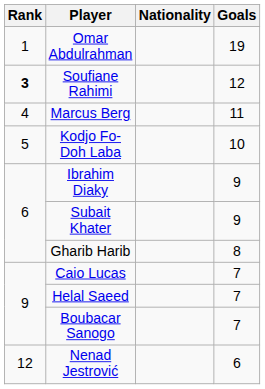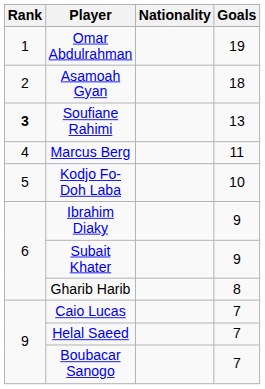+ row: (90, 84)
(237, 84) 12 -> (237, 122) 13
- row: (90, 364)
